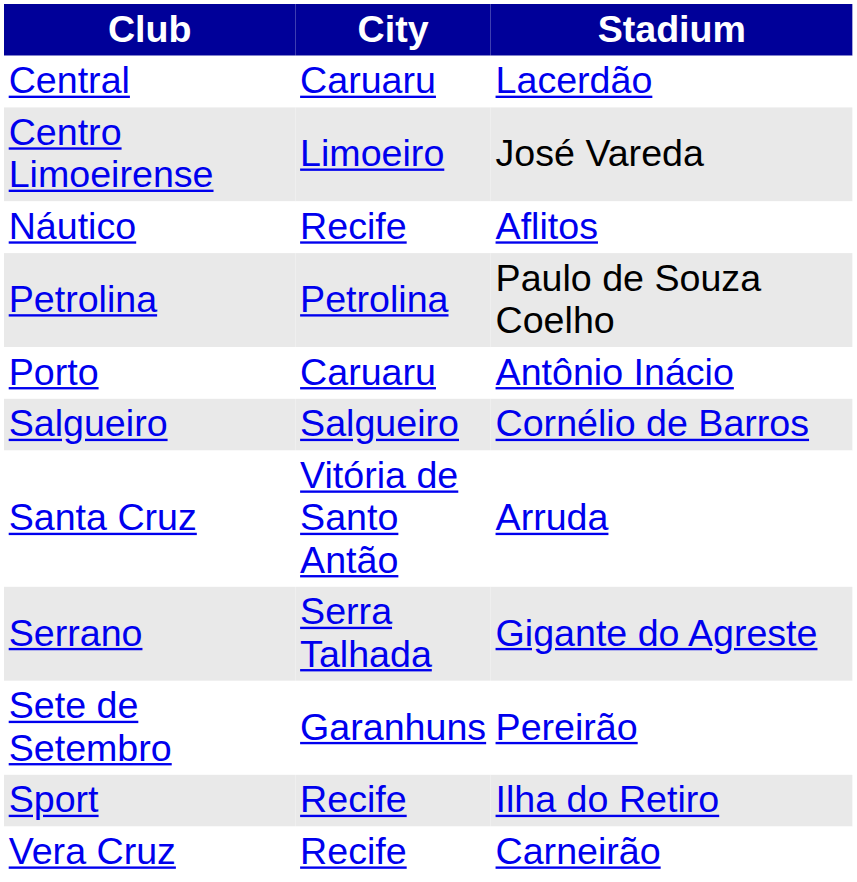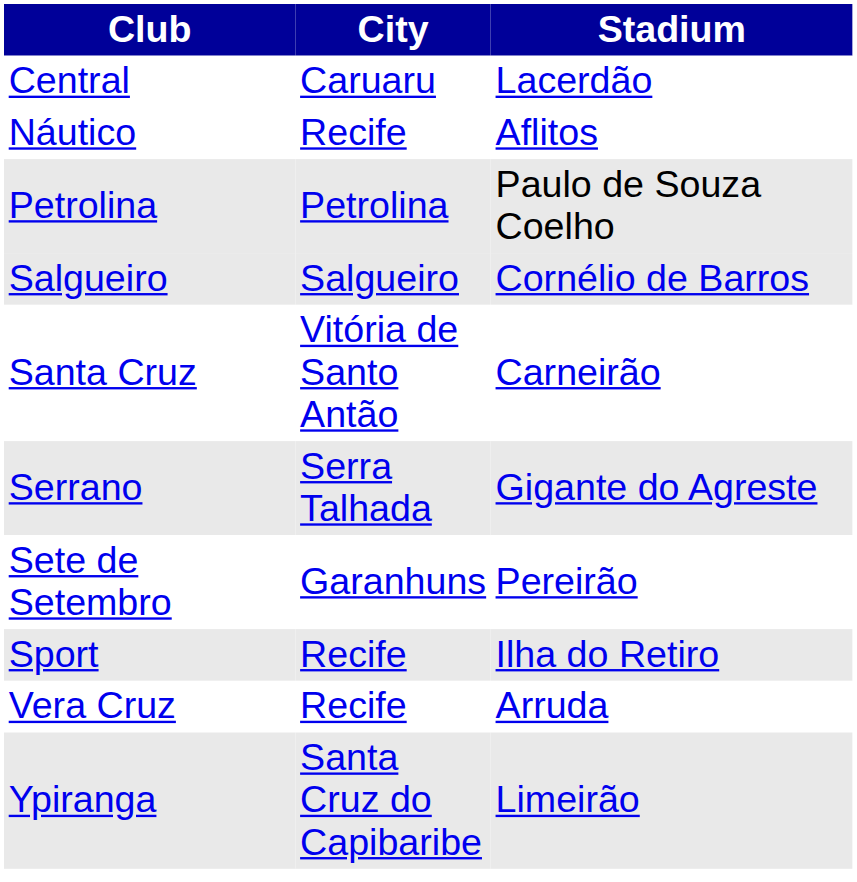- row: (111, 153)
- row: (54, 372)
(552, 517) Arruda -> (578, 372) Carneirão
(578, 851) Carneirão -> (552, 705) Arruda
+ row: (83, 799)
